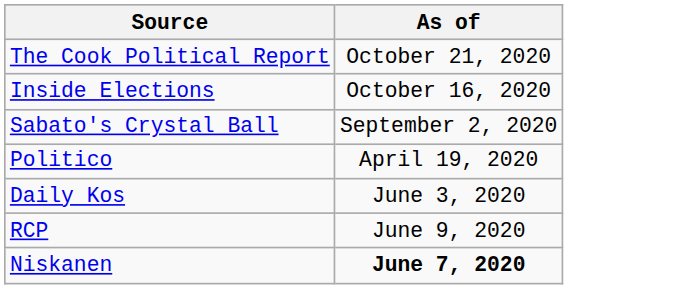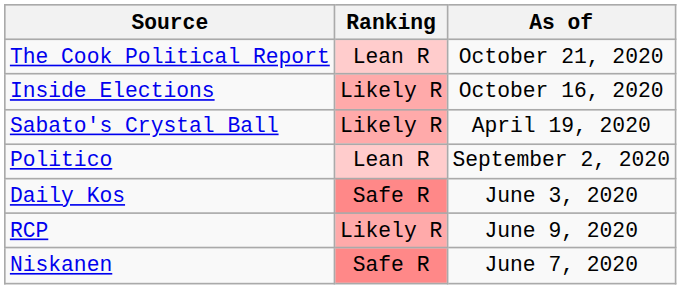+ column: (391, 22)
(449, 126) September 2, 2020 -> (561, 126) April 19, 2020
(449, 161) April 19, 2020 -> (561, 161) September 2, 2020
(449, 265) bold -> (561, 265) normal
